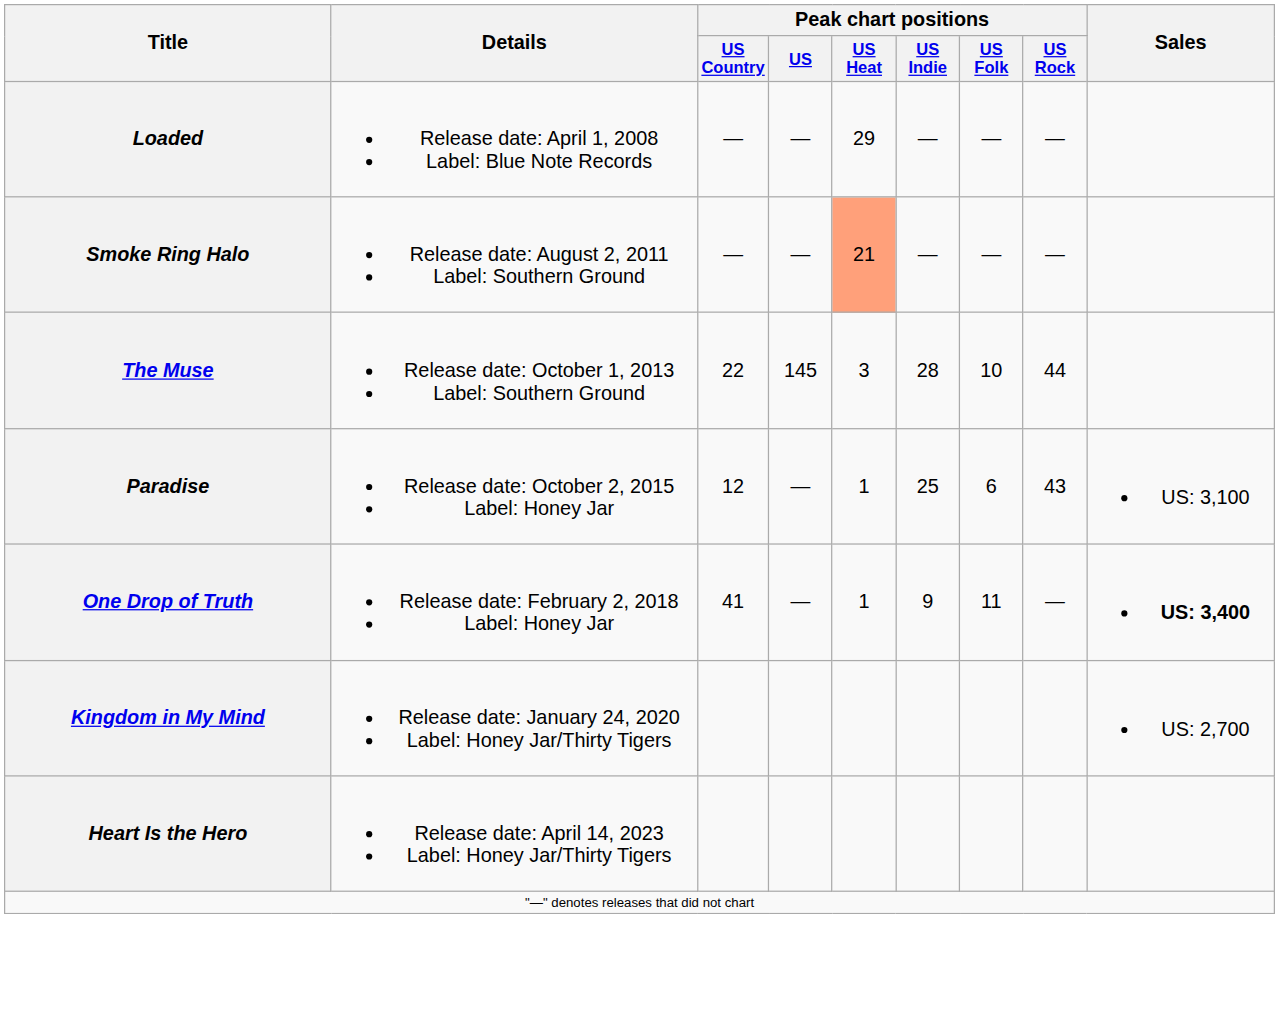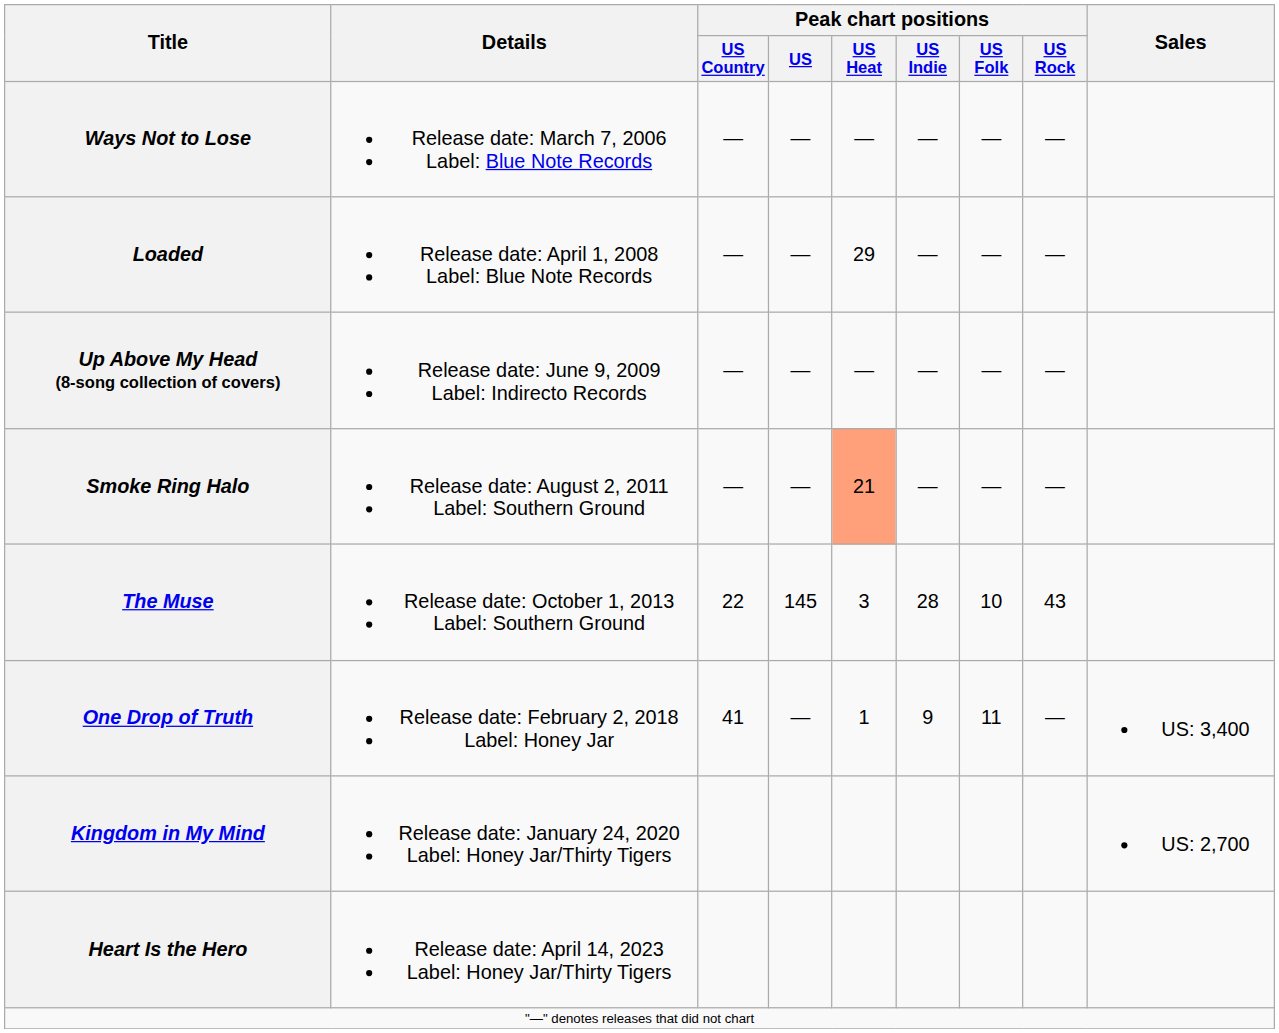+ row: (168, 138)
+ row: (168, 370)
(1055, 370) 44 -> (1055, 602) 43
- row: (168, 486)
(1181, 613) bold -> (1181, 729) normal
